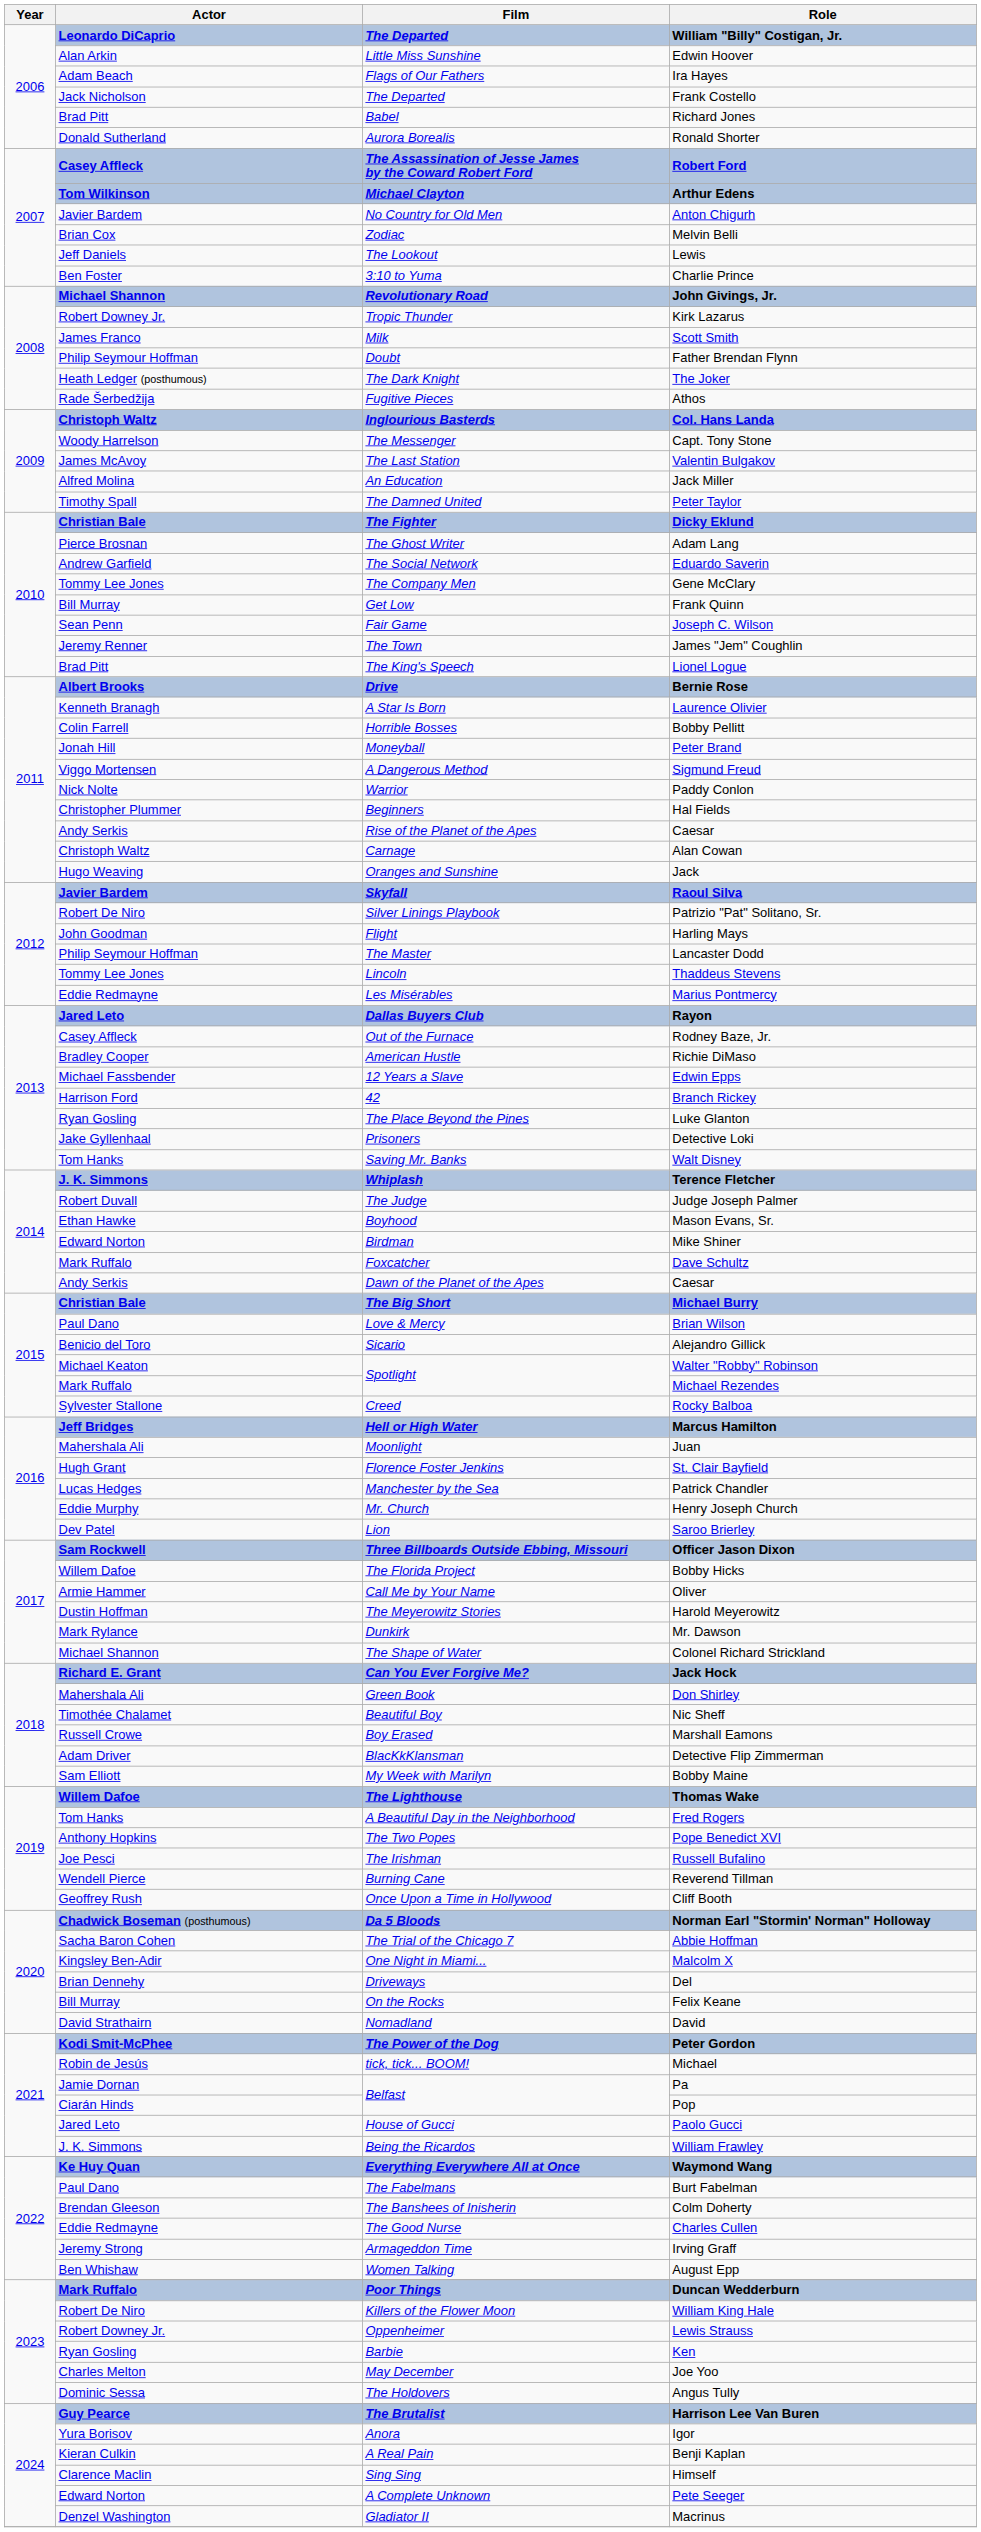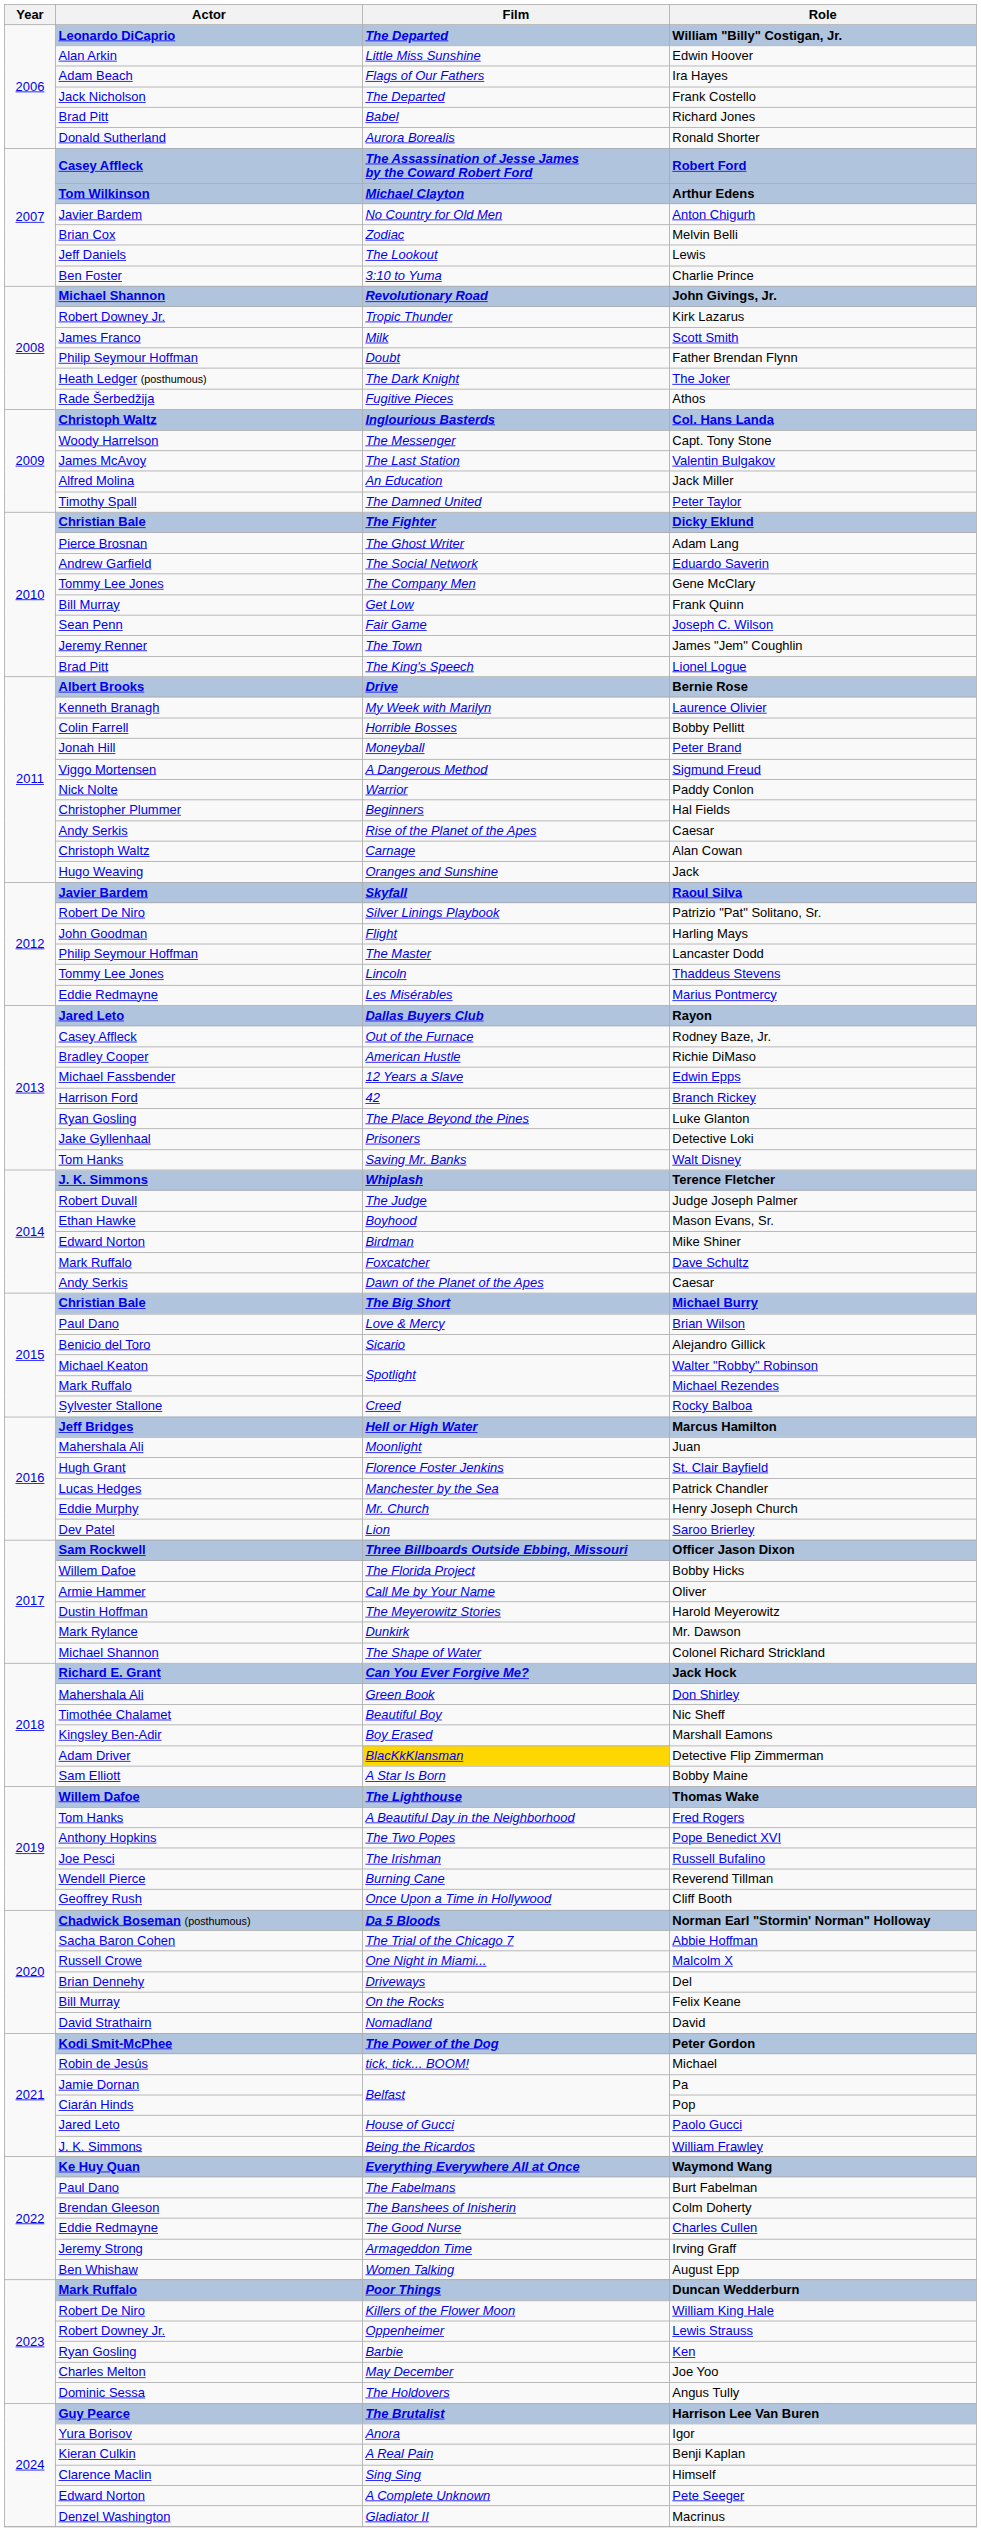(406, 707) A Star Is Born -> (428, 707) My Week with Marilyn
(100, 1735) Russell Crowe -> (110, 1735) Kingsley Ben-Adir
(414, 1755) no background -> (414, 1755) gold background
(428, 1776) My Week with Marilyn -> (406, 1776) A Star Is Born
(110, 1961) Kingsley Ben-Adir -> (100, 1961) Russell Crowe
